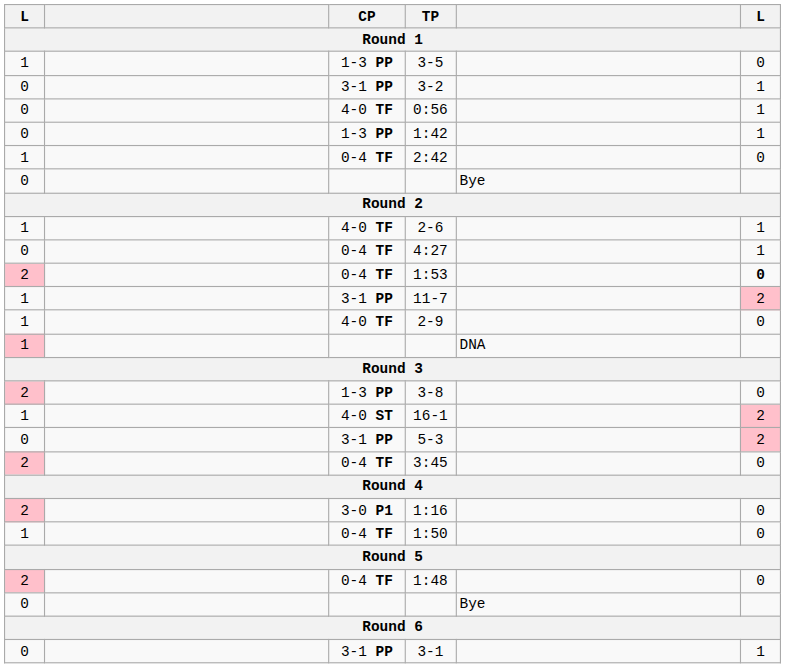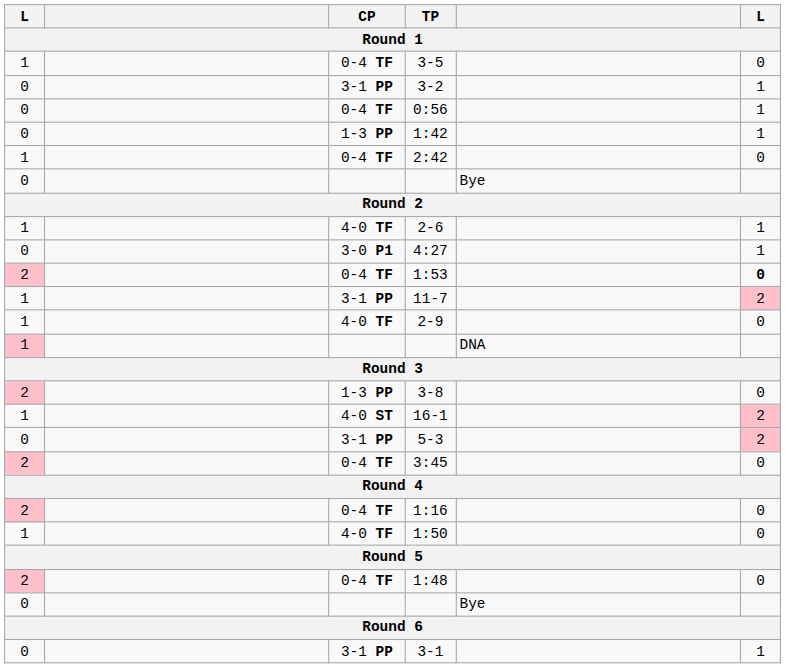(367, 63) 1-3 PP -> (367, 63) 0-4 TF
(367, 110) 4-0 TF -> (367, 110) 0-4 TF
(367, 251) 0-4 TF -> (367, 251) 3-0 P1
(367, 510) 3-0 P1 -> (367, 510) 0-4 TF
(367, 534) 0-4 TF -> (367, 534) 4-0 TF
